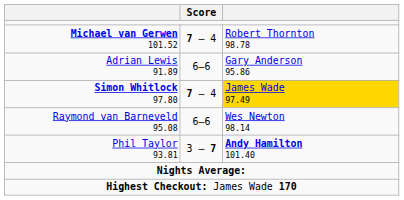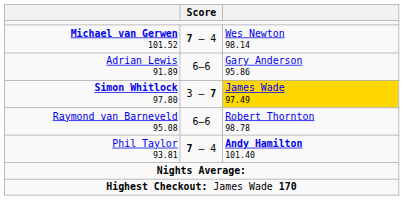(270, 39) Robert Thornton 98.78 -> (255, 39) Wes Newton 98.14
(201, 94) 7 – 4 -> (201, 94) 3 – 7
(255, 121) Wes Newton 98.14 -> (270, 121) Robert Thornton 98.78
(201, 149) 3 – 7 -> (201, 149) 7 – 4
